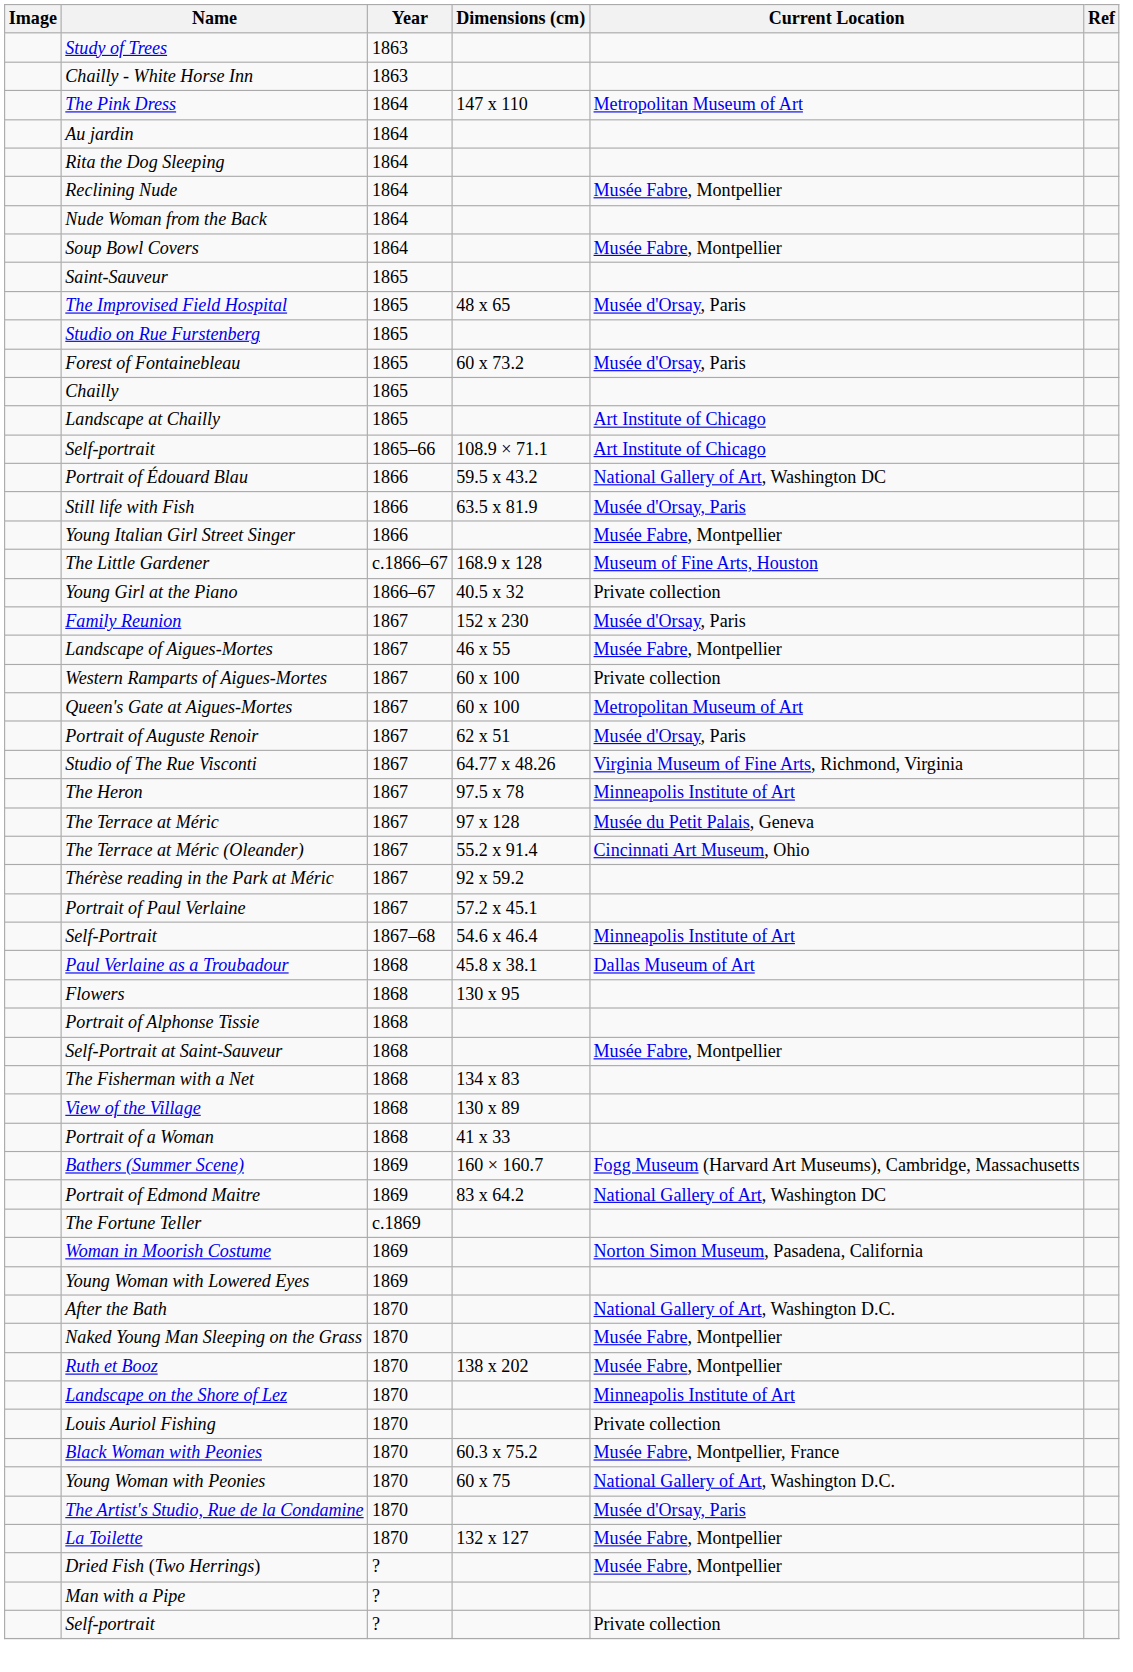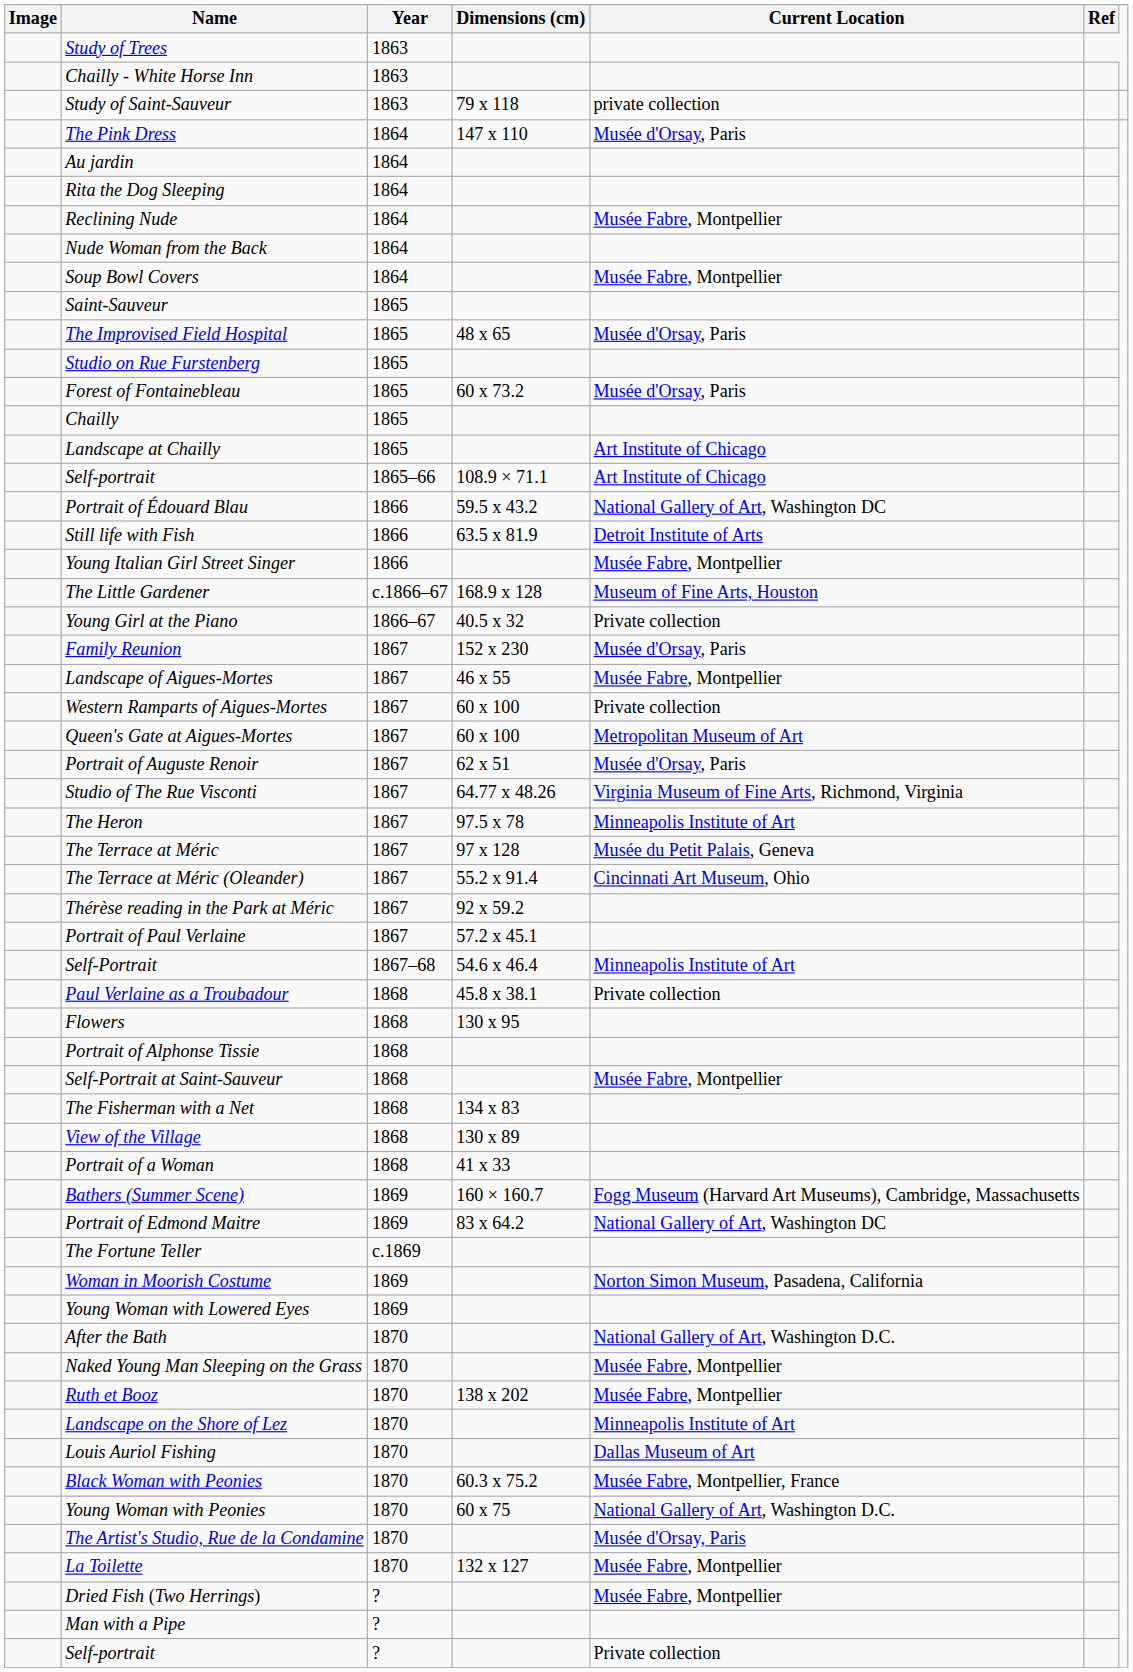+ row: (148, 104)
(698, 104) Metropolitan Museum of Art -> (670, 133) Musée d'Orsay, Paris
(670, 506) Musée d'Orsay, Paris -> (678, 534) Detroit Institute of Arts
(674, 965) Dallas Museum of Art -> (657, 993) Private collection
(657, 1423) Private collection -> (674, 1452) Dallas Museum of Art
